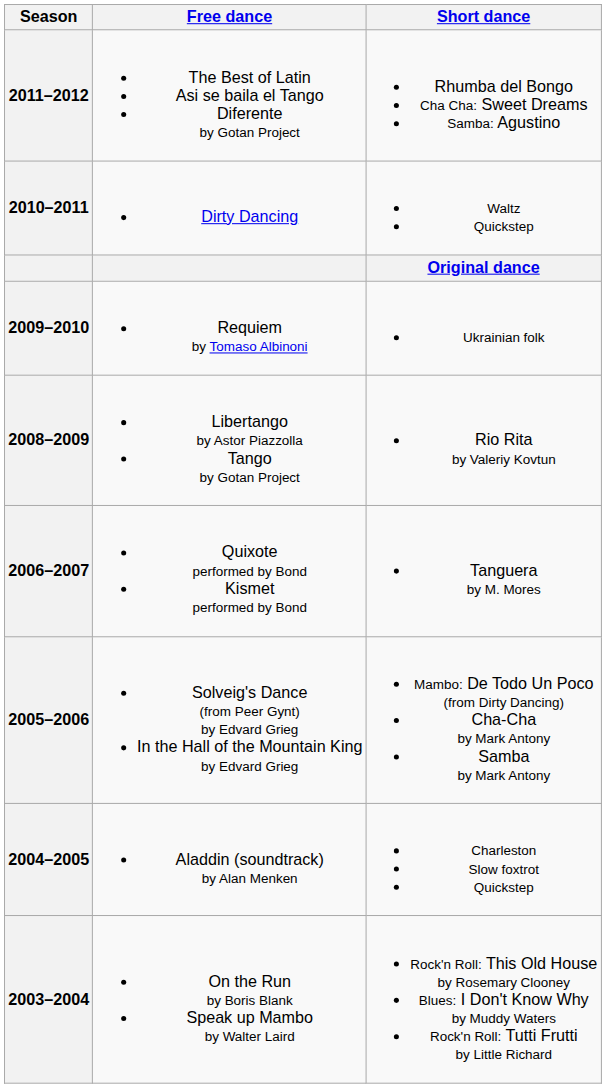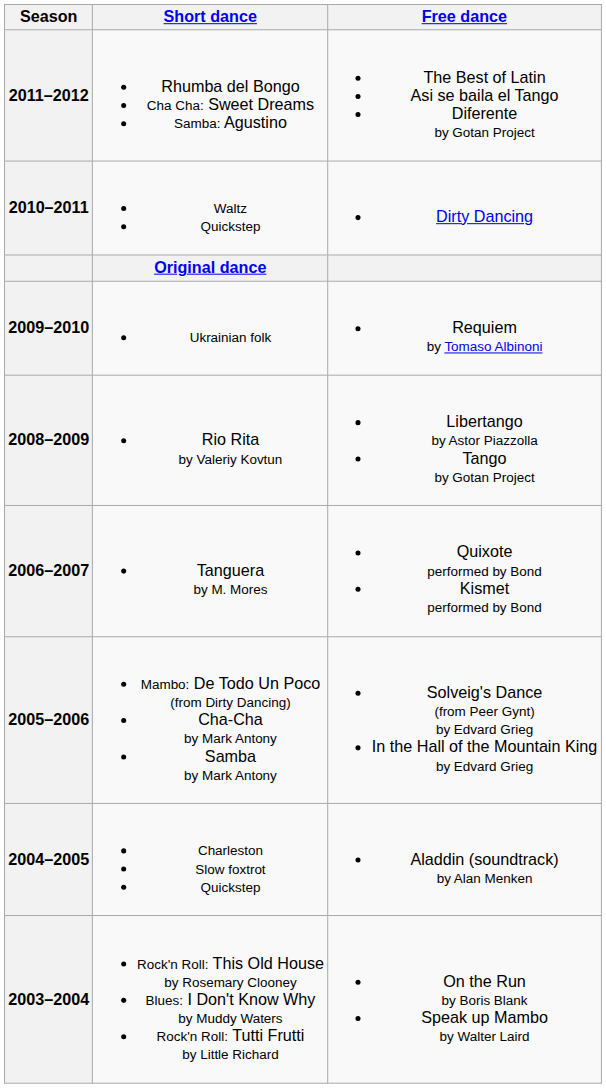columns swapped: (484, 17) <-> (230, 17)
